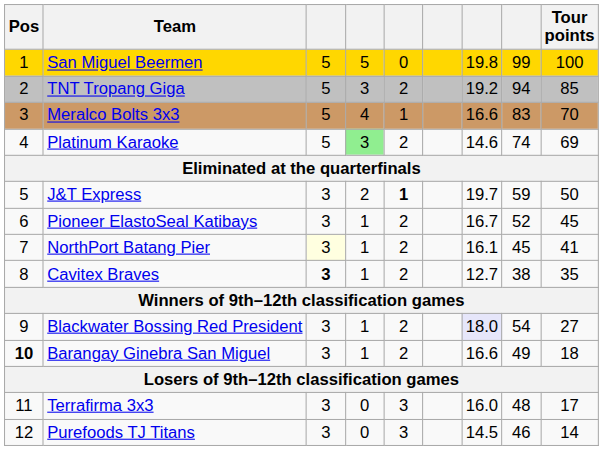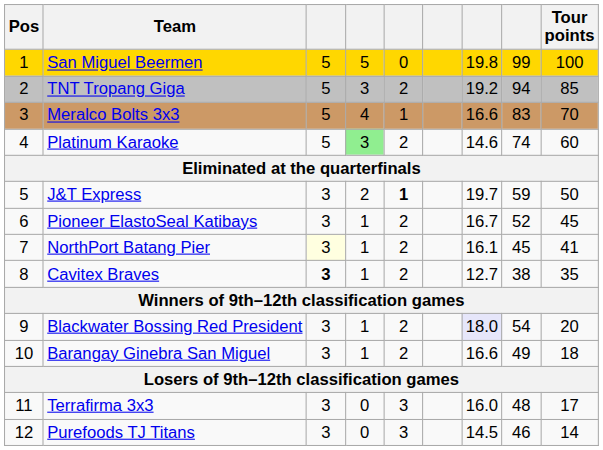(570, 141) 69 -> (570, 141) 60
(570, 326) 27 -> (570, 326) 20
(24, 353) bold -> (24, 353) normal
